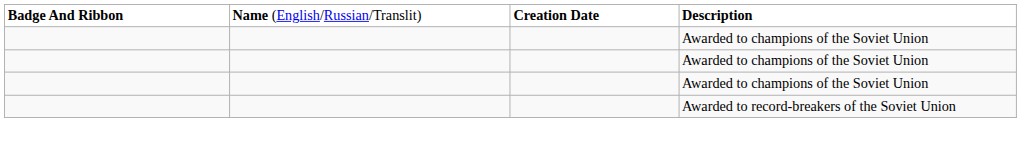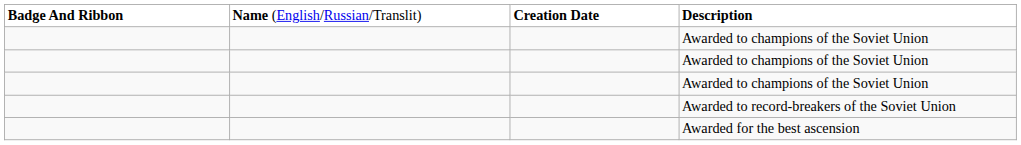+ row: (117, 129)
